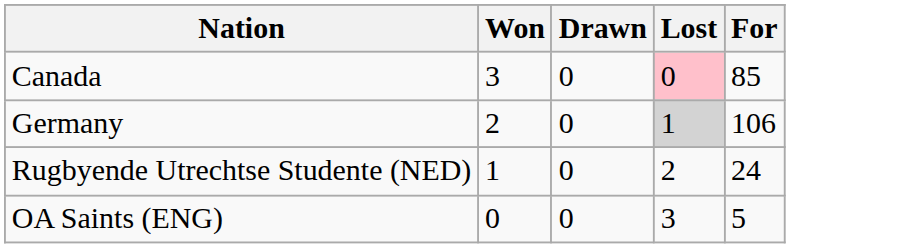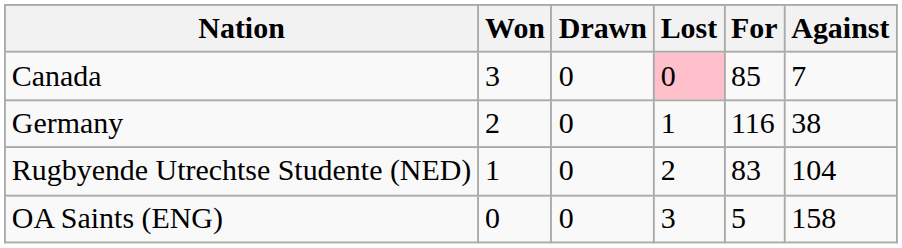+ column: (840, 28)
(668, 123) lightgrey background -> (668, 123) no background
(753, 123) 106 -> (753, 123) 116
(746, 170) 24 -> (746, 170) 83
